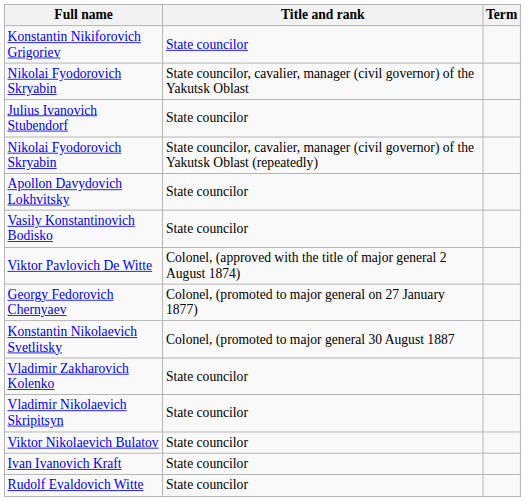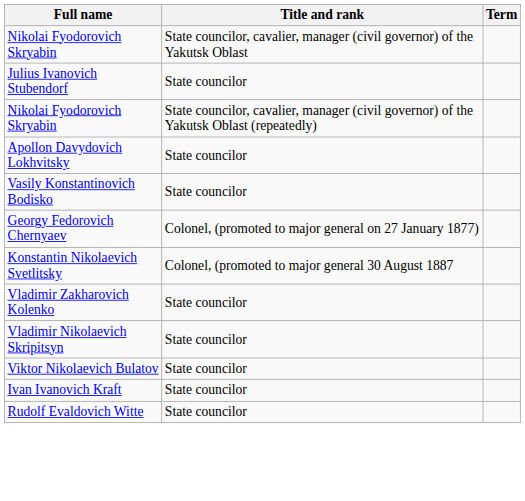- row: (74, 44)
- row: (80, 265)
